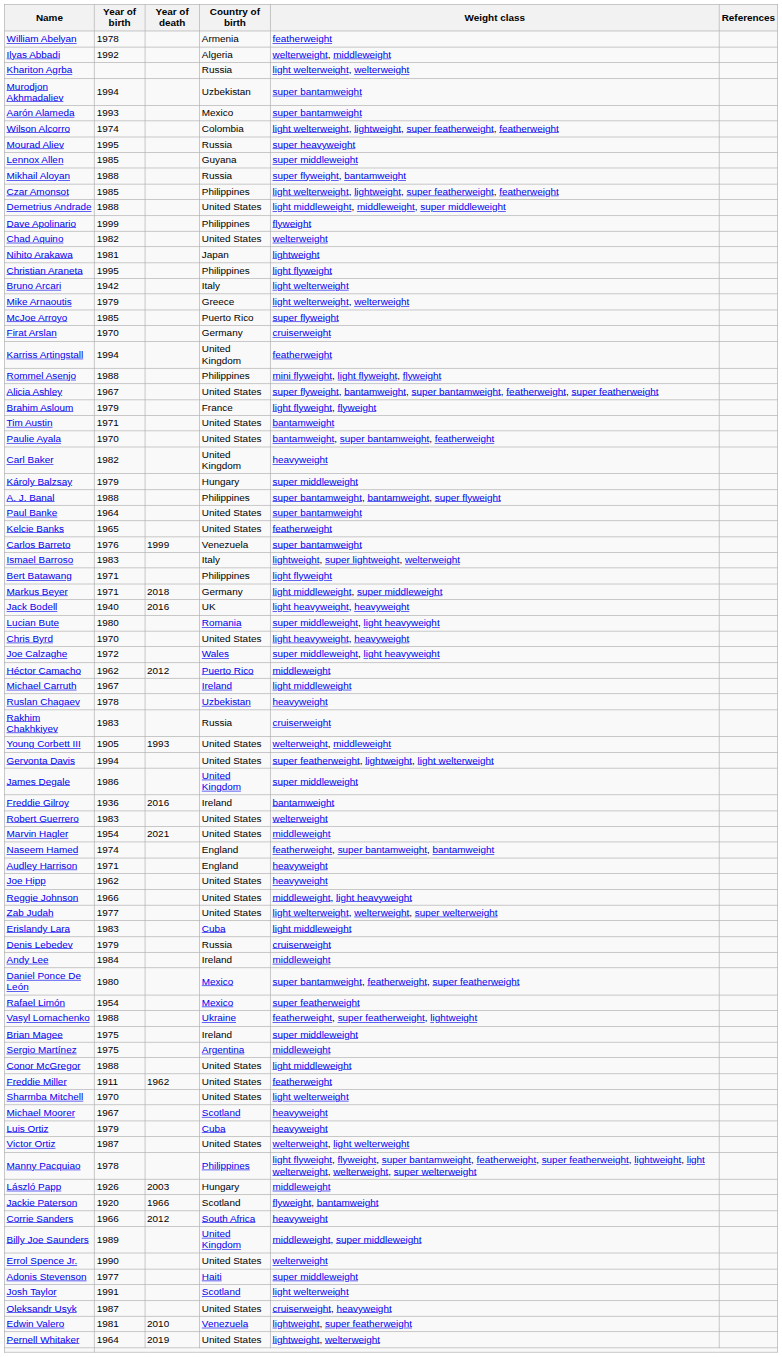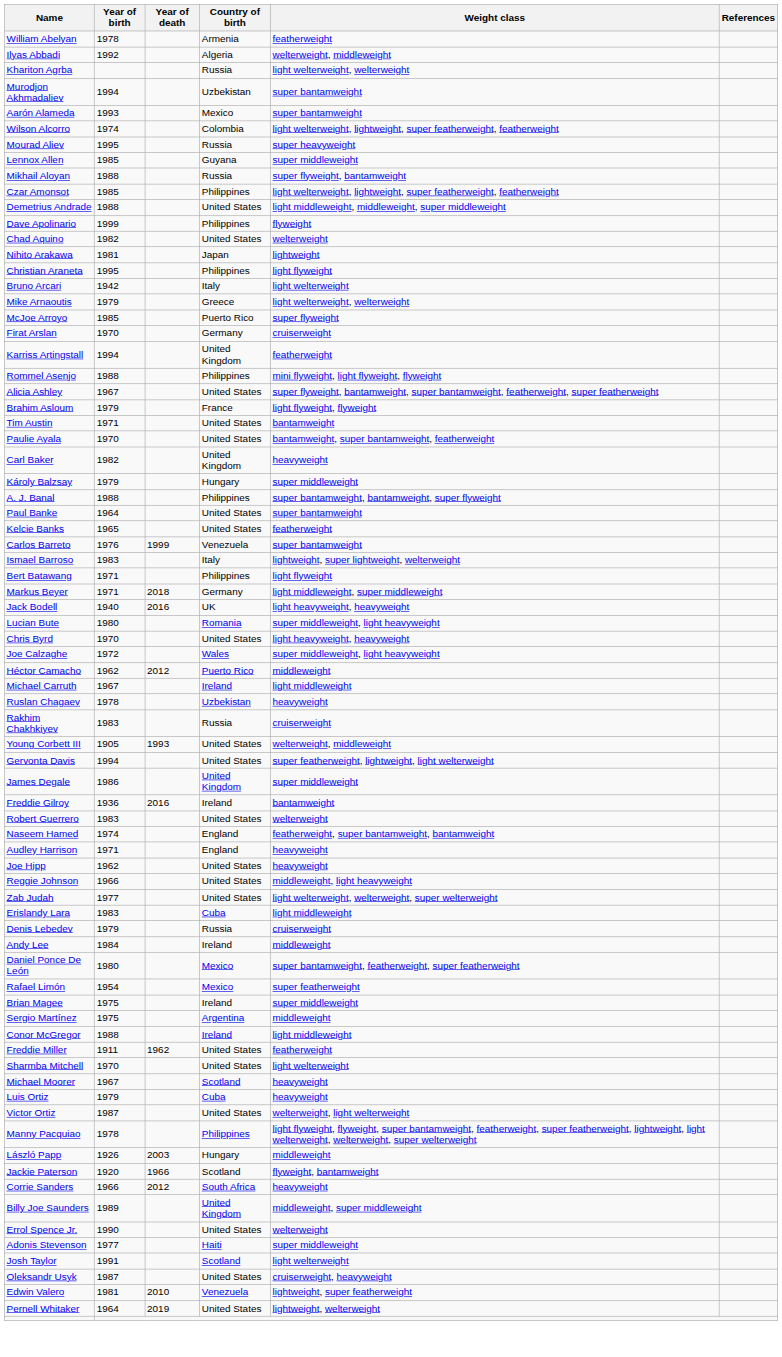- row: (37, 834)
- row: (48, 1018)
(232, 1065) United States -> (217, 1034) Ireland
